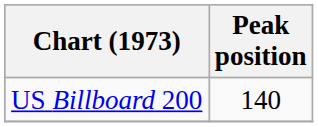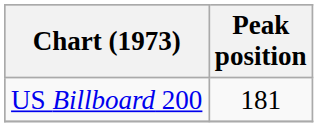(261, 99) 140 -> (261, 99) 181
